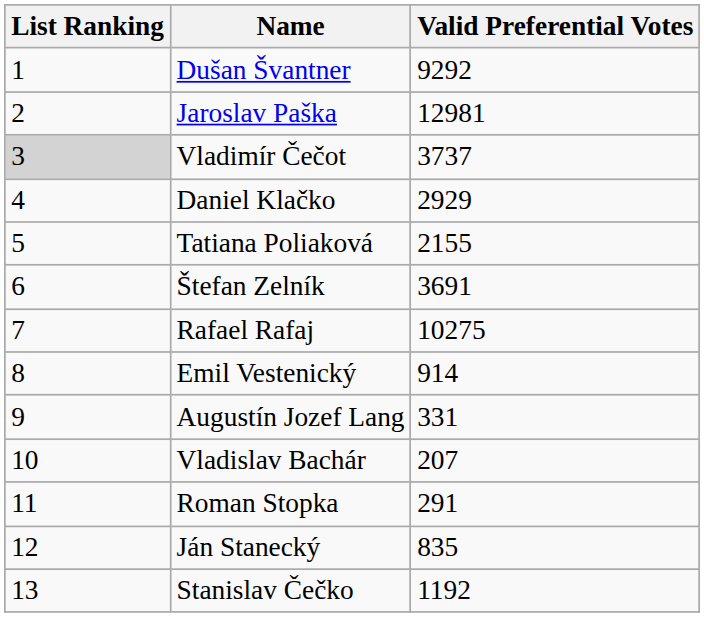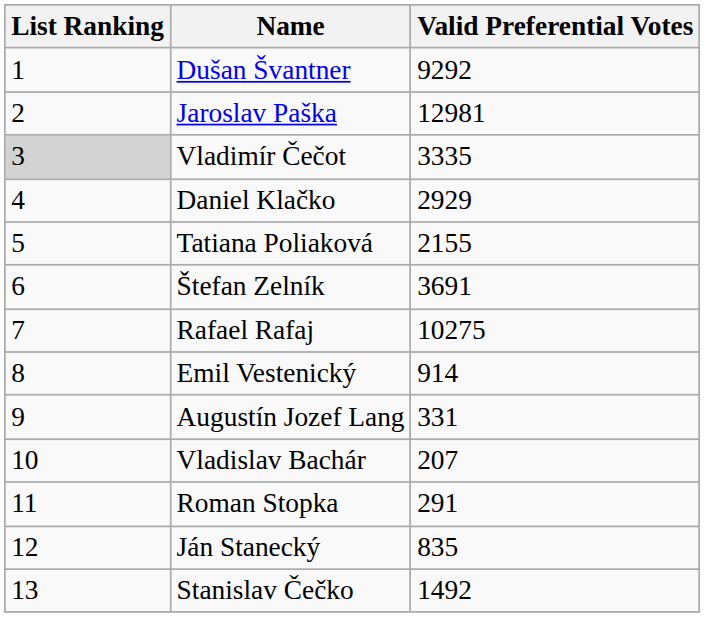(445, 156) 3737 -> (445, 156) 3335
(444, 590) 1192 -> (445, 590) 1492
